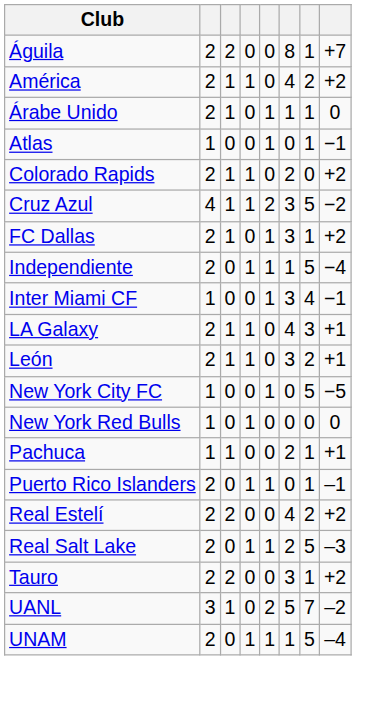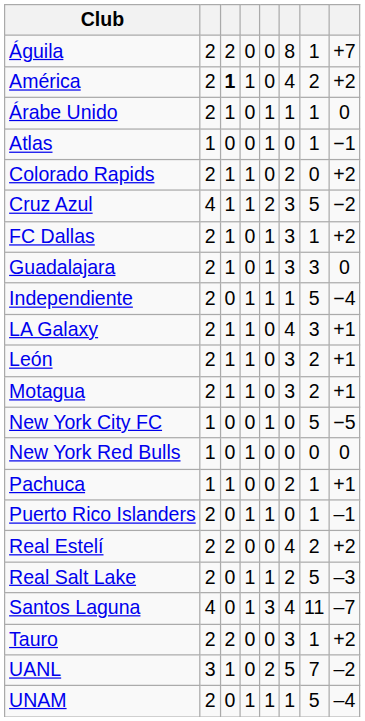(230, 81) normal -> (230, 81) bold
+ row: (62, 267)
- row: (73, 298)
+ row: (47, 391)
+ row: (75, 608)
